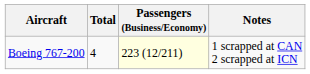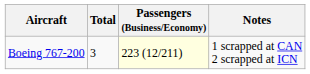(93, 52) 4 -> (93, 52) 3
